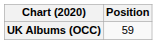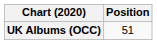(128, 30) 59 -> (128, 30) 51
